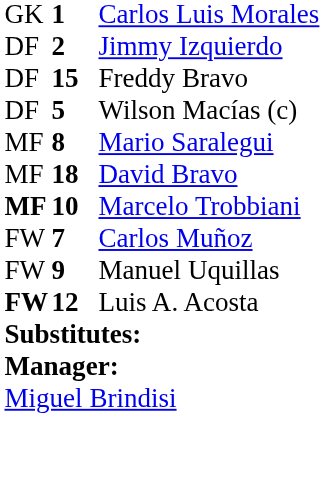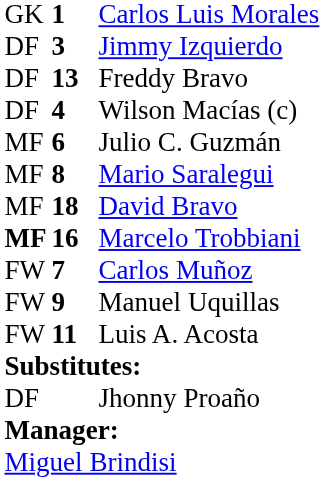(58, 46) 2 -> (58, 46) 3
(65, 78) 15 -> (65, 78) 13
(58, 110) 5 -> (58, 110) 4
+ row: (190, 142)
(65, 206) 10 -> (65, 238) 16
(26, 302) bold -> (25, 334) normal
(65, 302) 12 -> (64, 334) 11
+ row: (179, 398)
